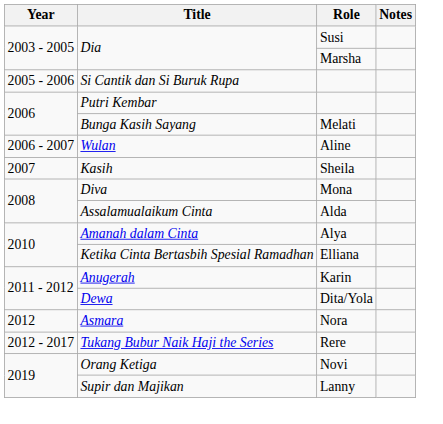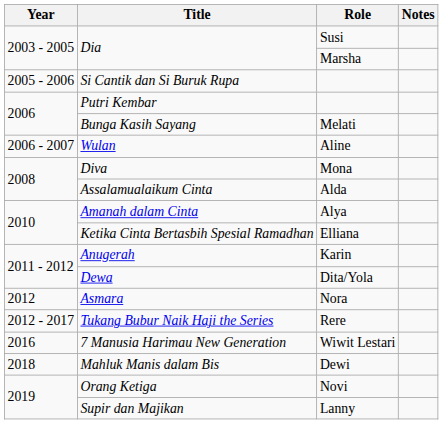- row: (97, 168)
+ row: (183, 342)
+ row: (150, 364)
